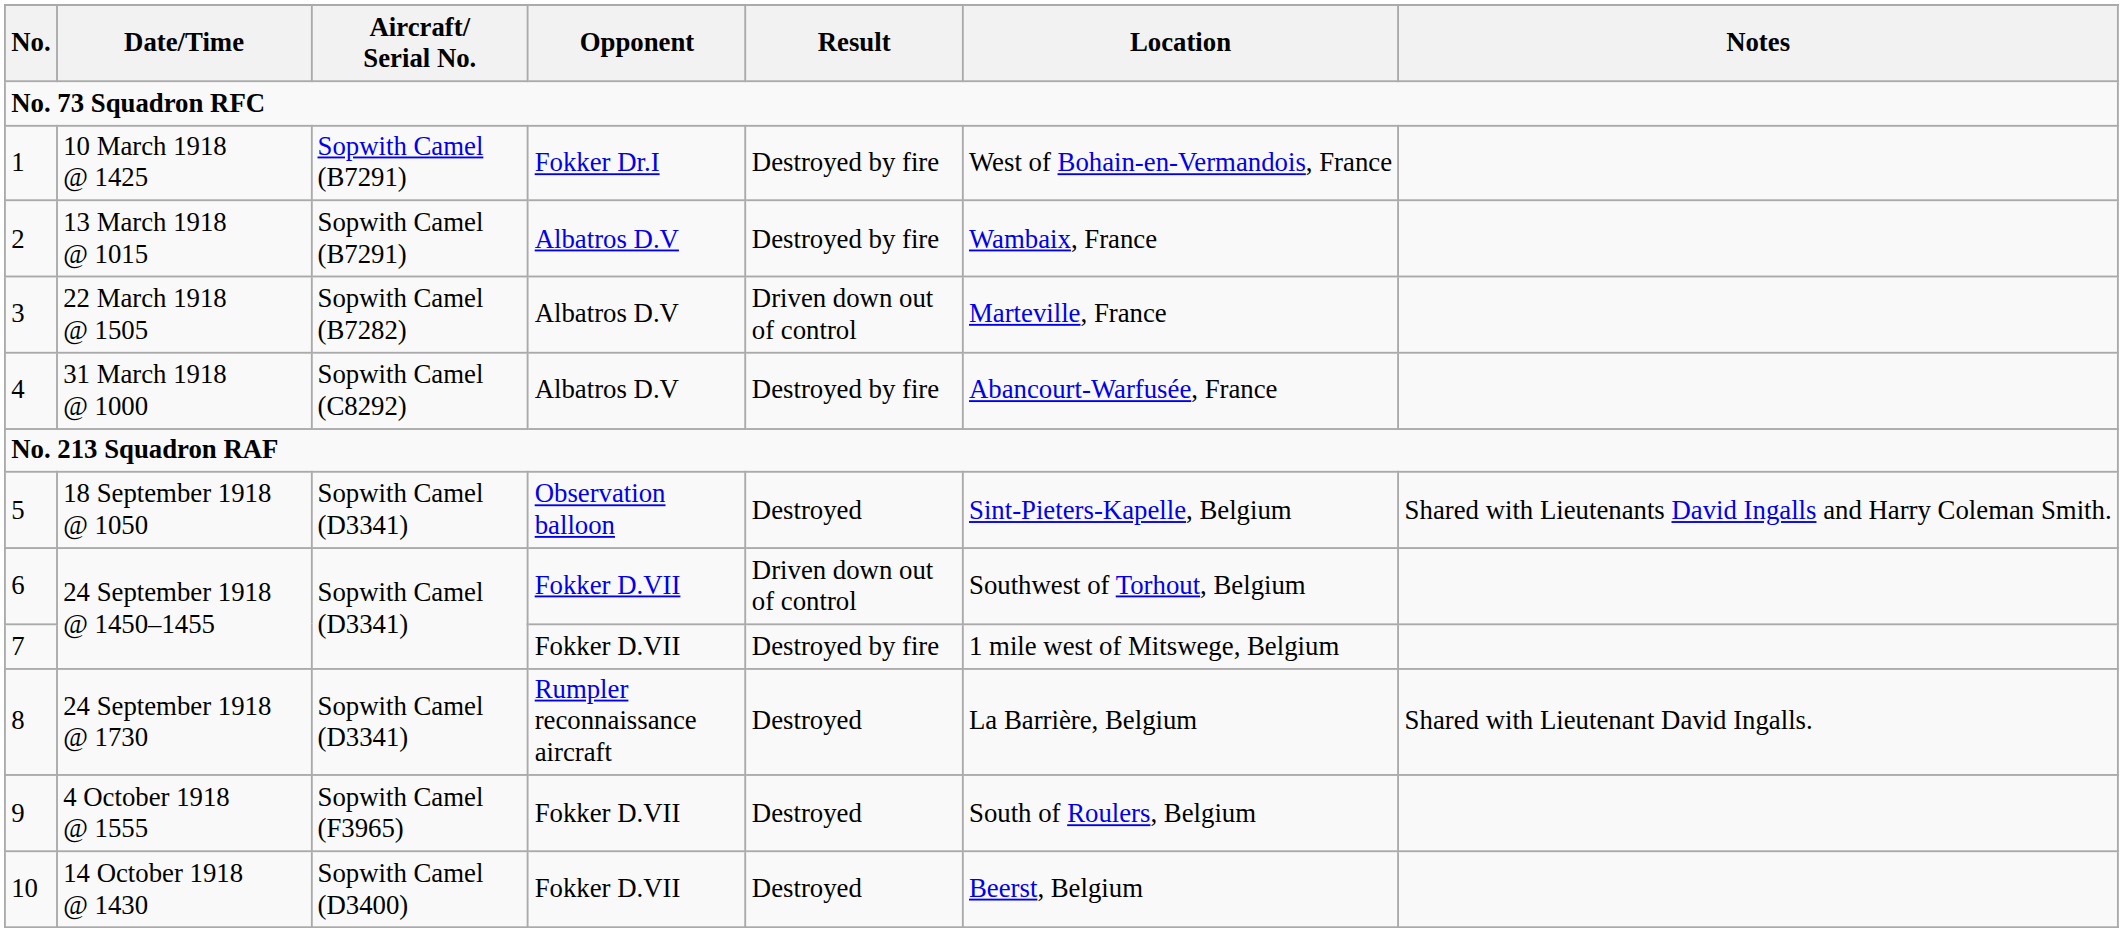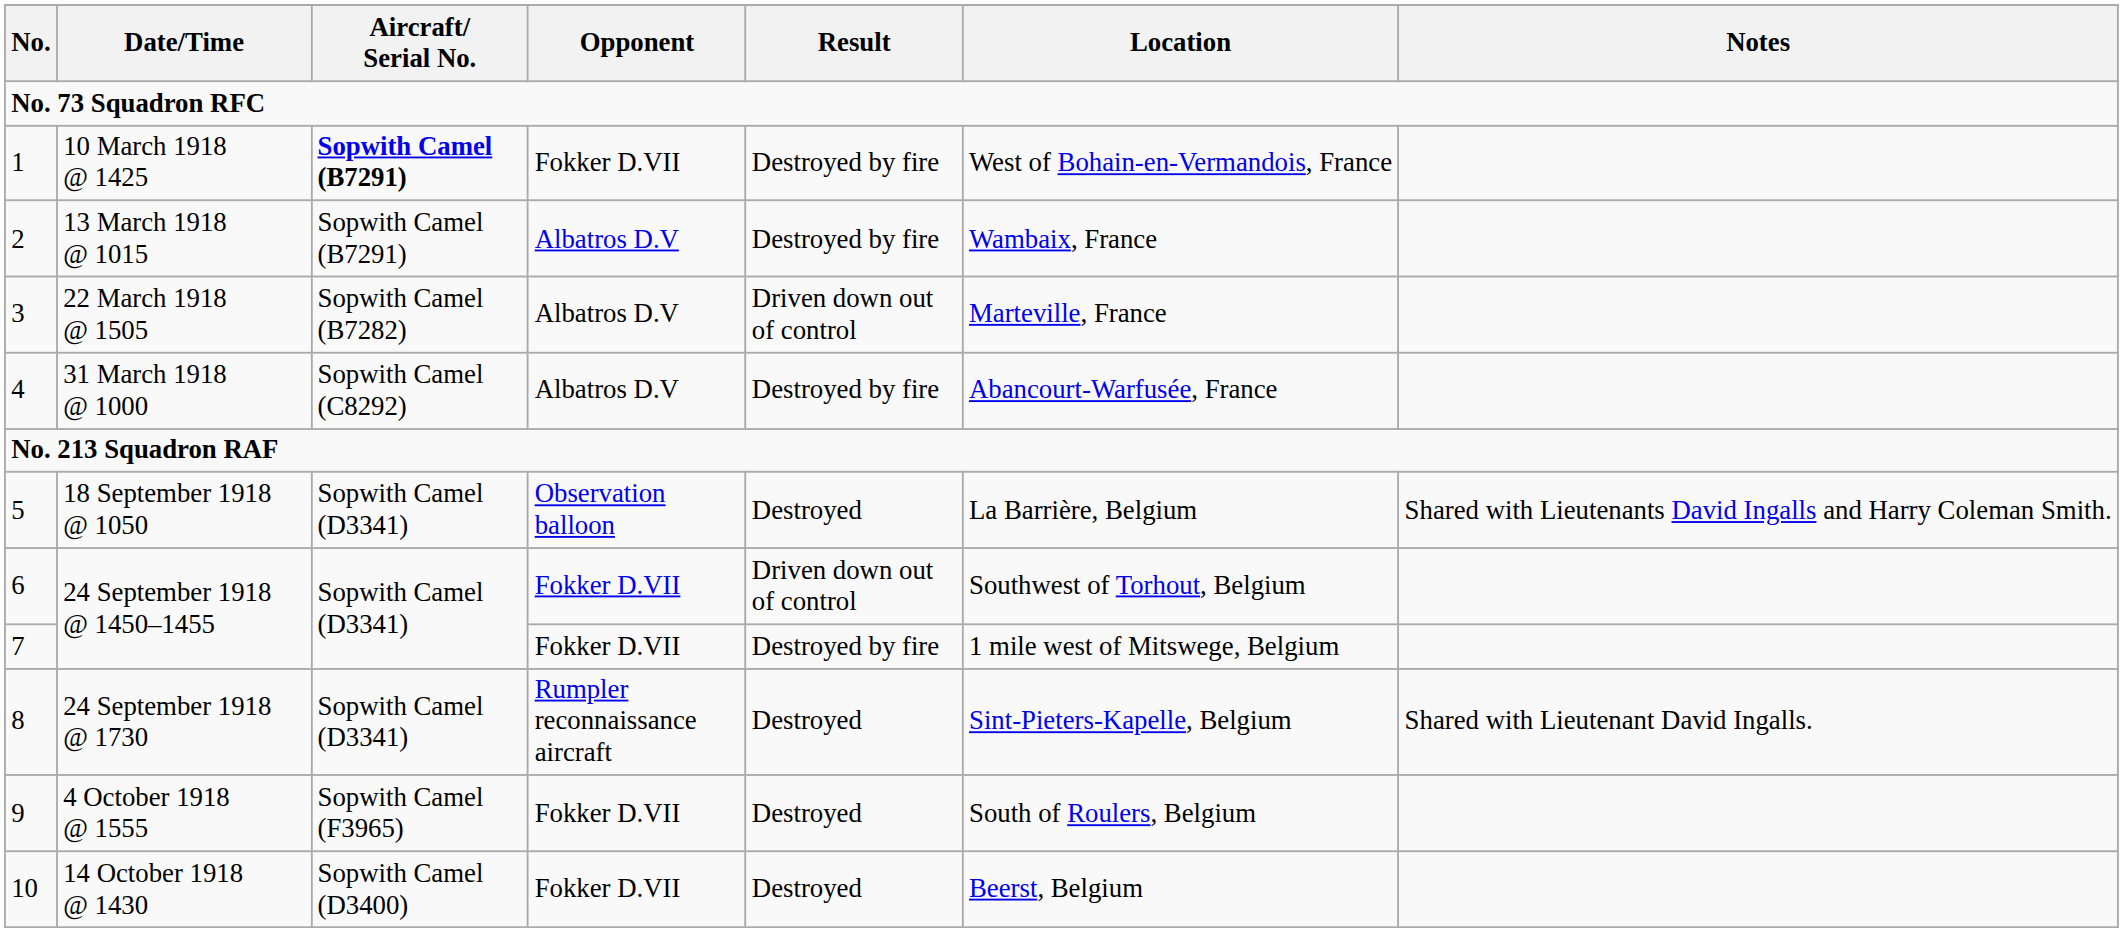(400, 162) normal -> (405, 162) bold
(597, 162) Fokker Dr.I -> (608, 162) Fokker D.VII
(1130, 510) Sint-Pieters-Kapelle, Belgium -> (1083, 510) La Barrière, Belgium
(1083, 721) La Barrière, Belgium -> (1130, 721) Sint-Pieters-Kapelle, Belgium
